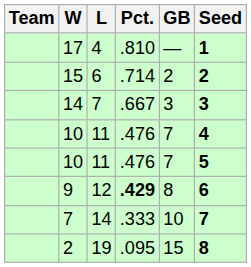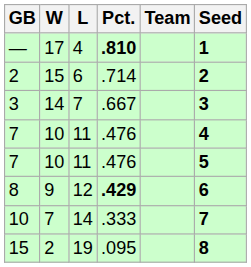columns swapped: (32, 18) <-> (177, 18)
(137, 47) normal -> (119, 47) bold
